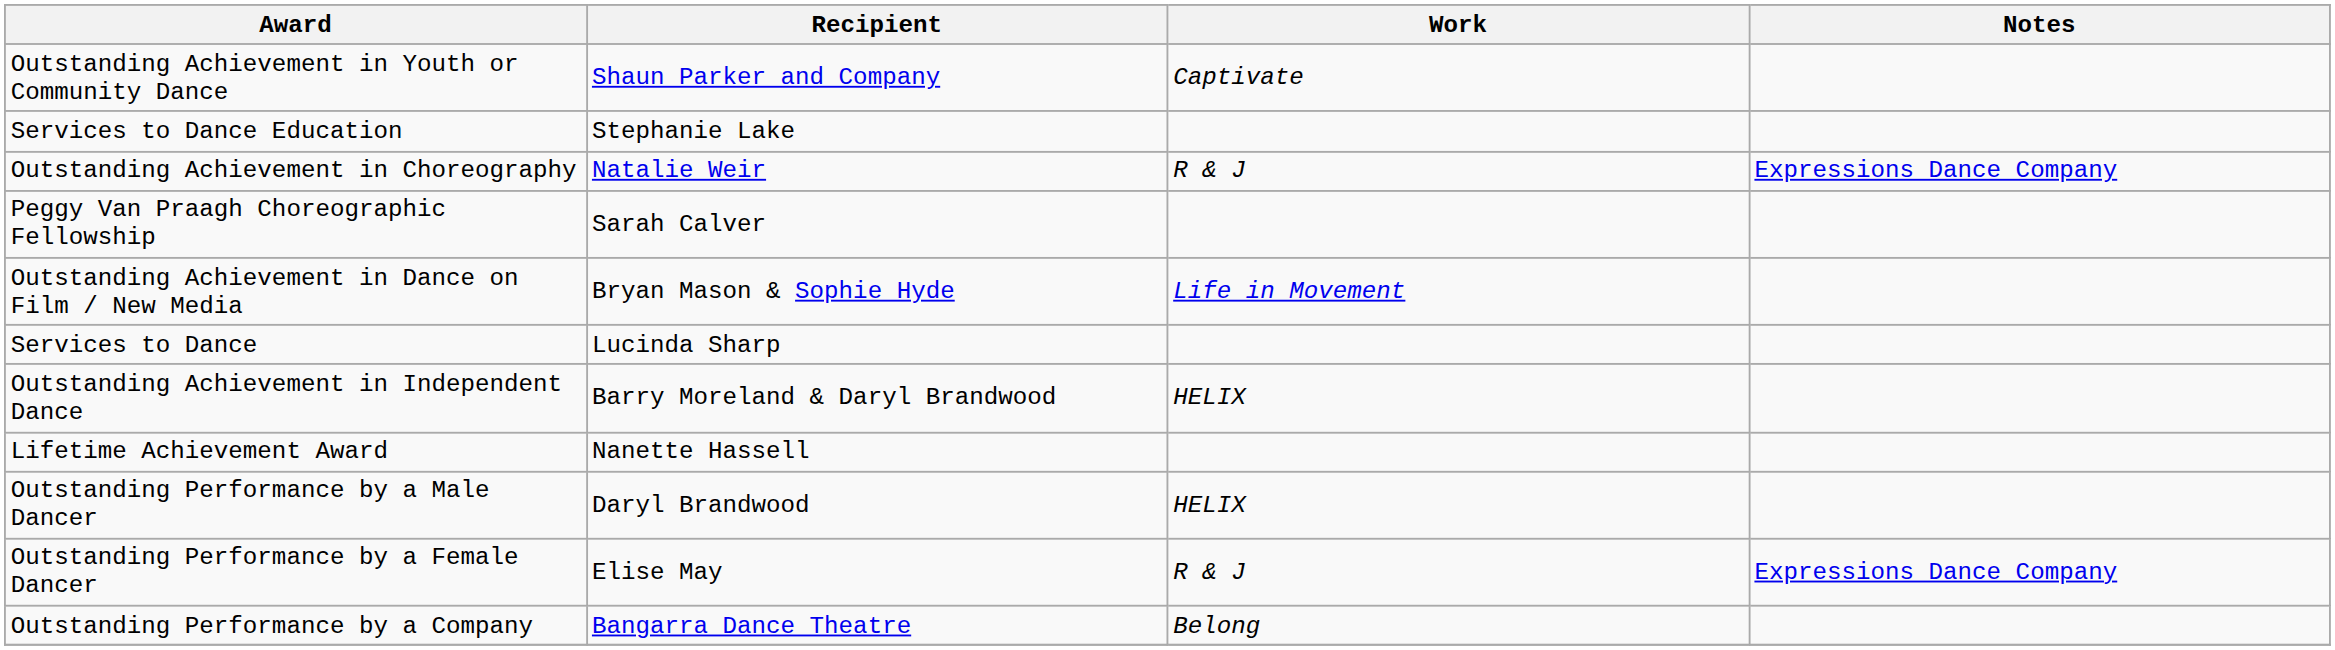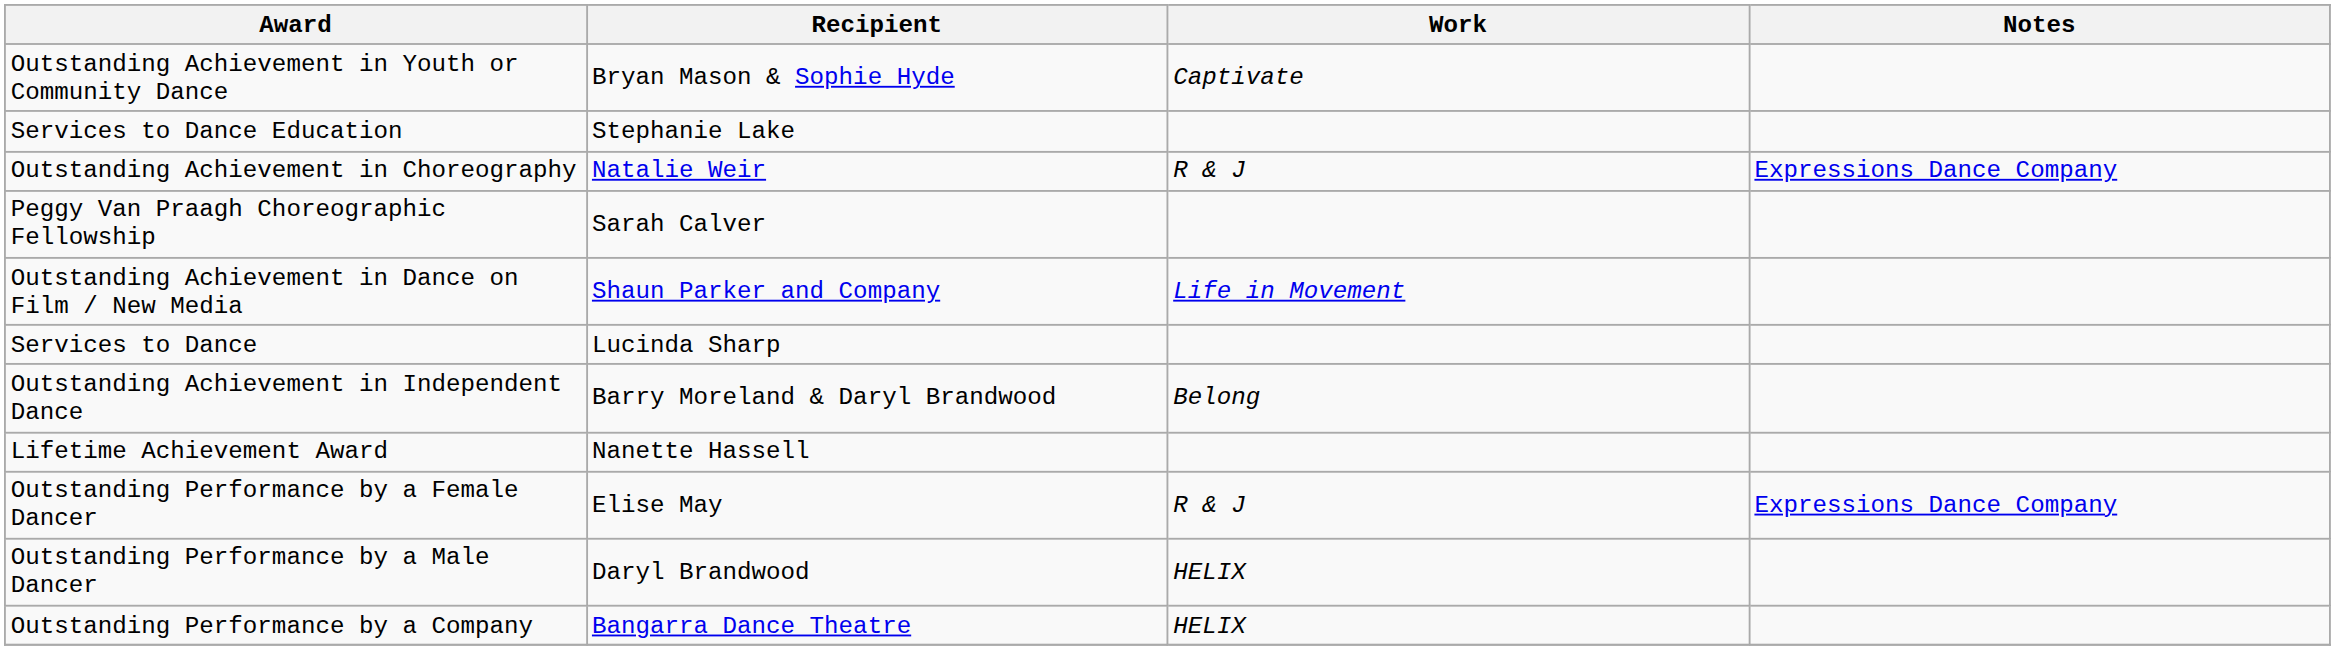(766, 78) Shaun Parker and Company -> (773, 78) Bryan Mason & Sophie Hyde
(773, 291) Bryan Mason & Sophie Hyde -> (766, 291) Shaun Parker and Company
(1209, 398) HELIX -> (1217, 398) Belong
rows swapped: (265, 572) <-> (250, 505)
(1217, 626) Belong -> (1209, 626) HELIX
